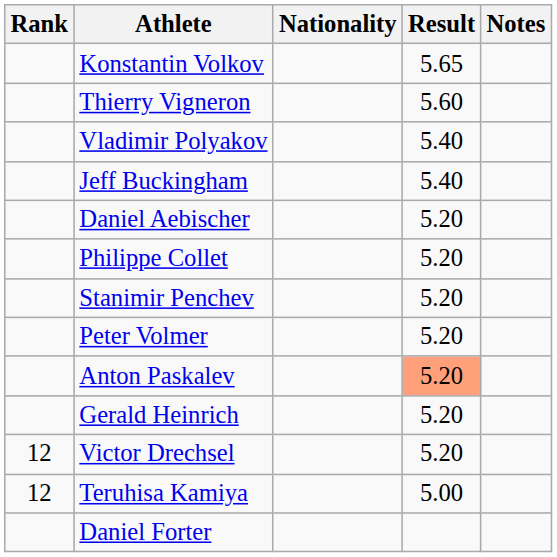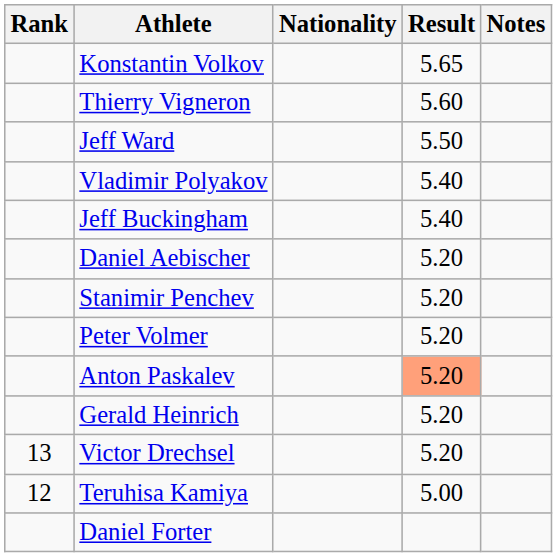+ row: (127, 141)
- row: (154, 258)
(39, 453) 12 -> (39, 453) 13
